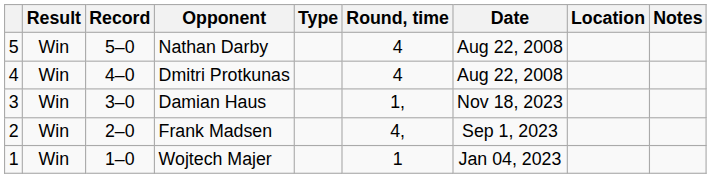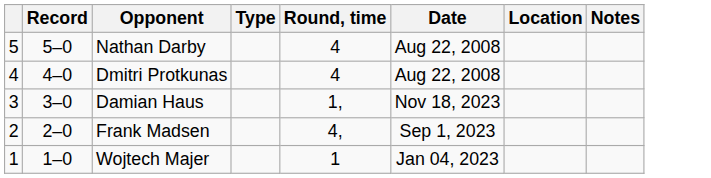- column: (54, 18)
